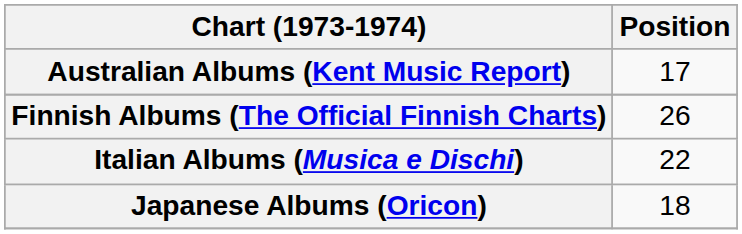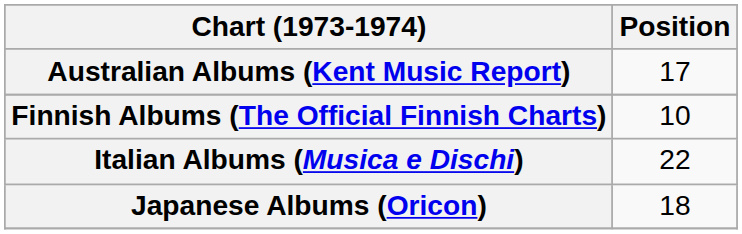(675, 116) 26 -> (675, 116) 10
